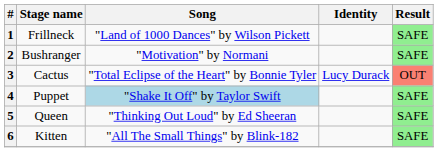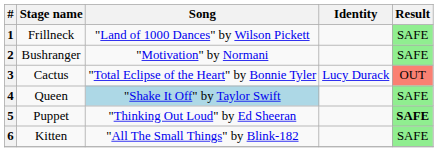(51, 95) Puppet -> (51, 95) Queen
(51, 116) Queen -> (51, 116) Puppet
(413, 116) normal -> (413, 116) bold
